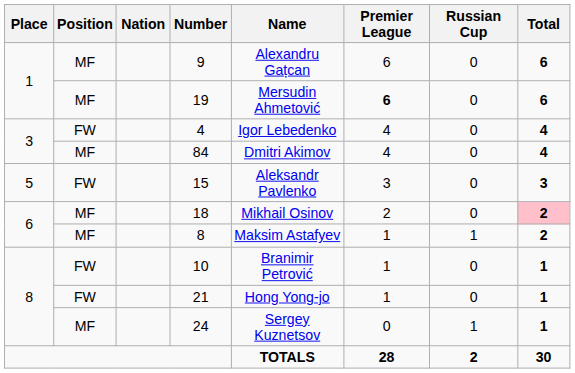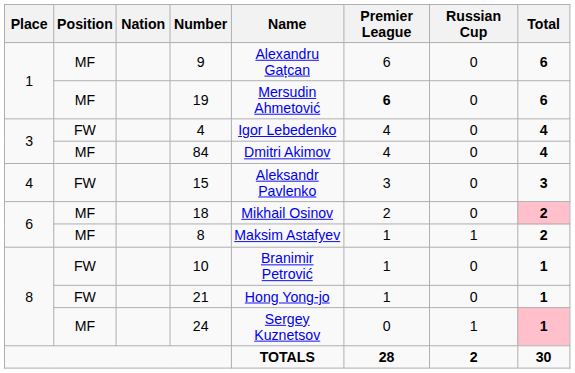(29, 183) 5 -> (29, 183) 4
(544, 327) no background -> (544, 327) pink background
